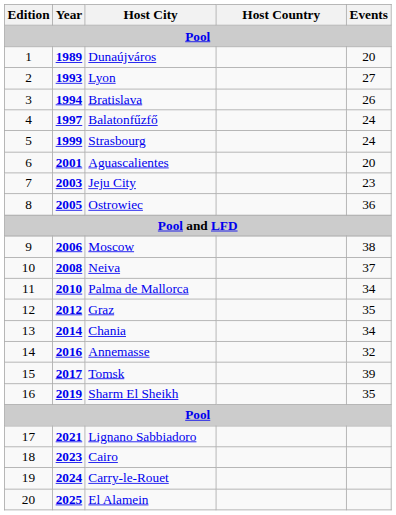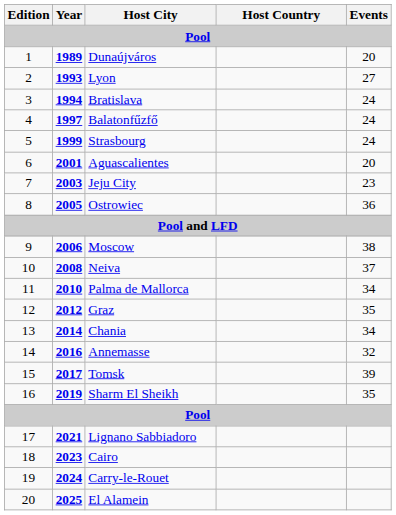(369, 99) 26 -> (369, 99) 24
